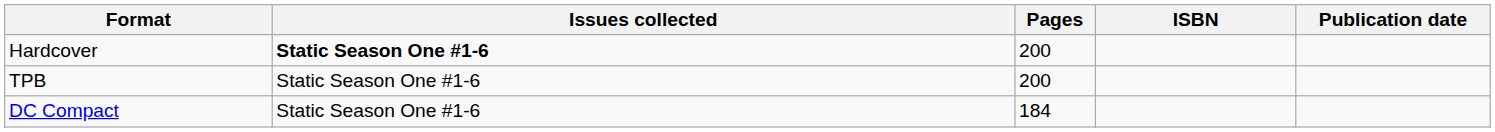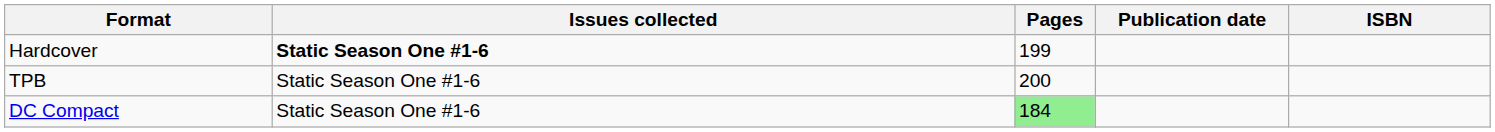columns swapped: (1393, 19) <-> (1196, 19)
(1035, 50) 200 -> (1035, 50) 199
(1035, 111) no background -> (1035, 111) lightgreen background
